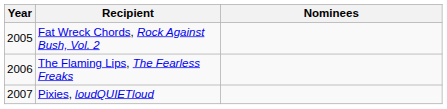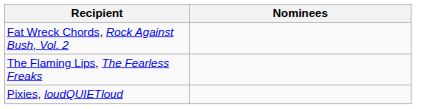- column: (20, 13)
